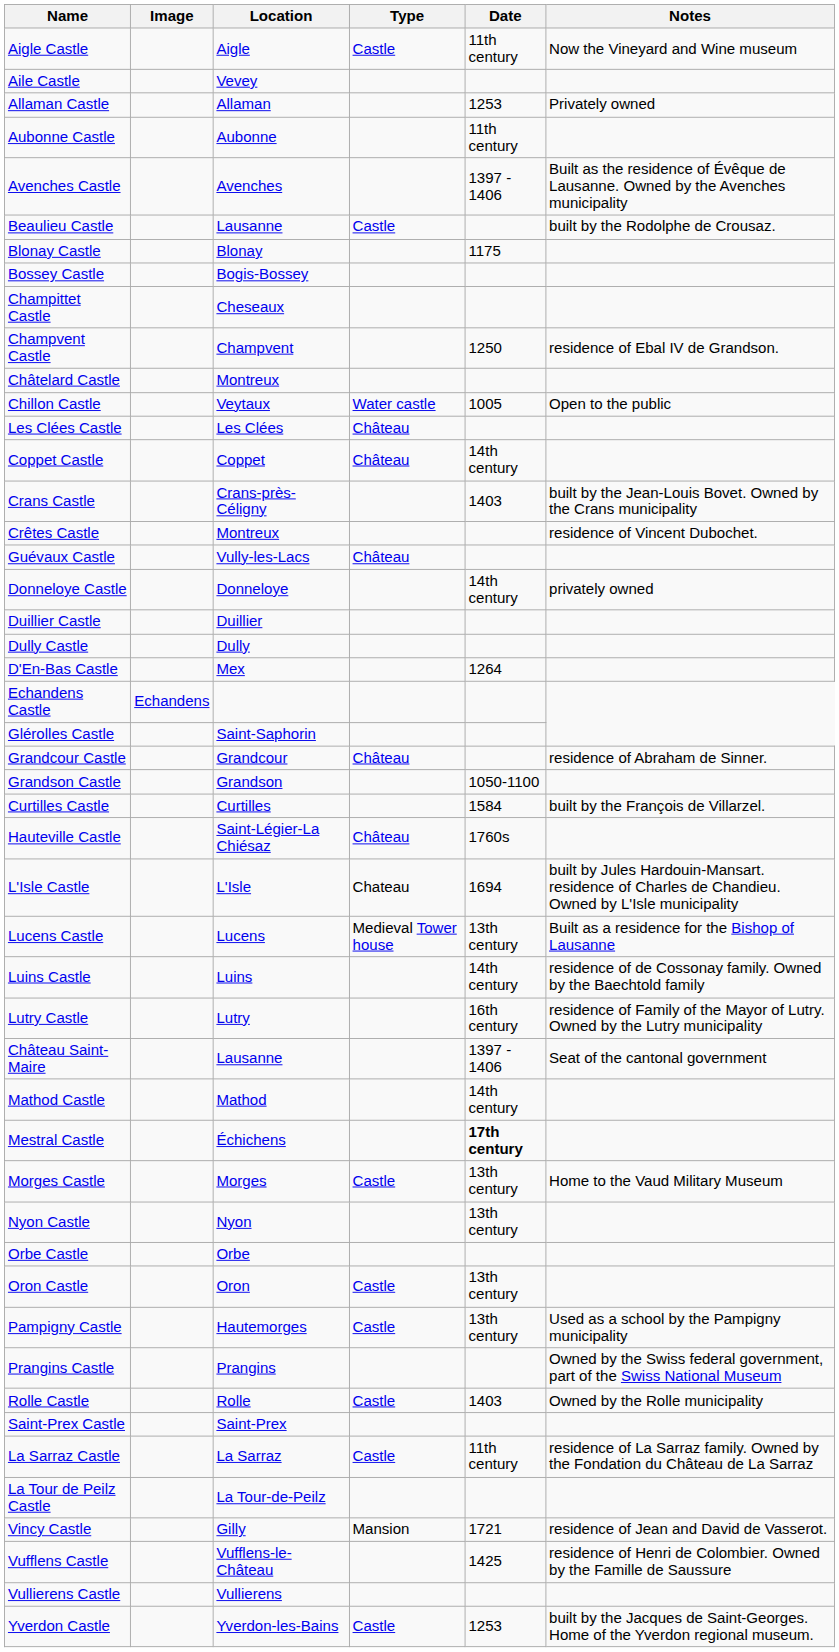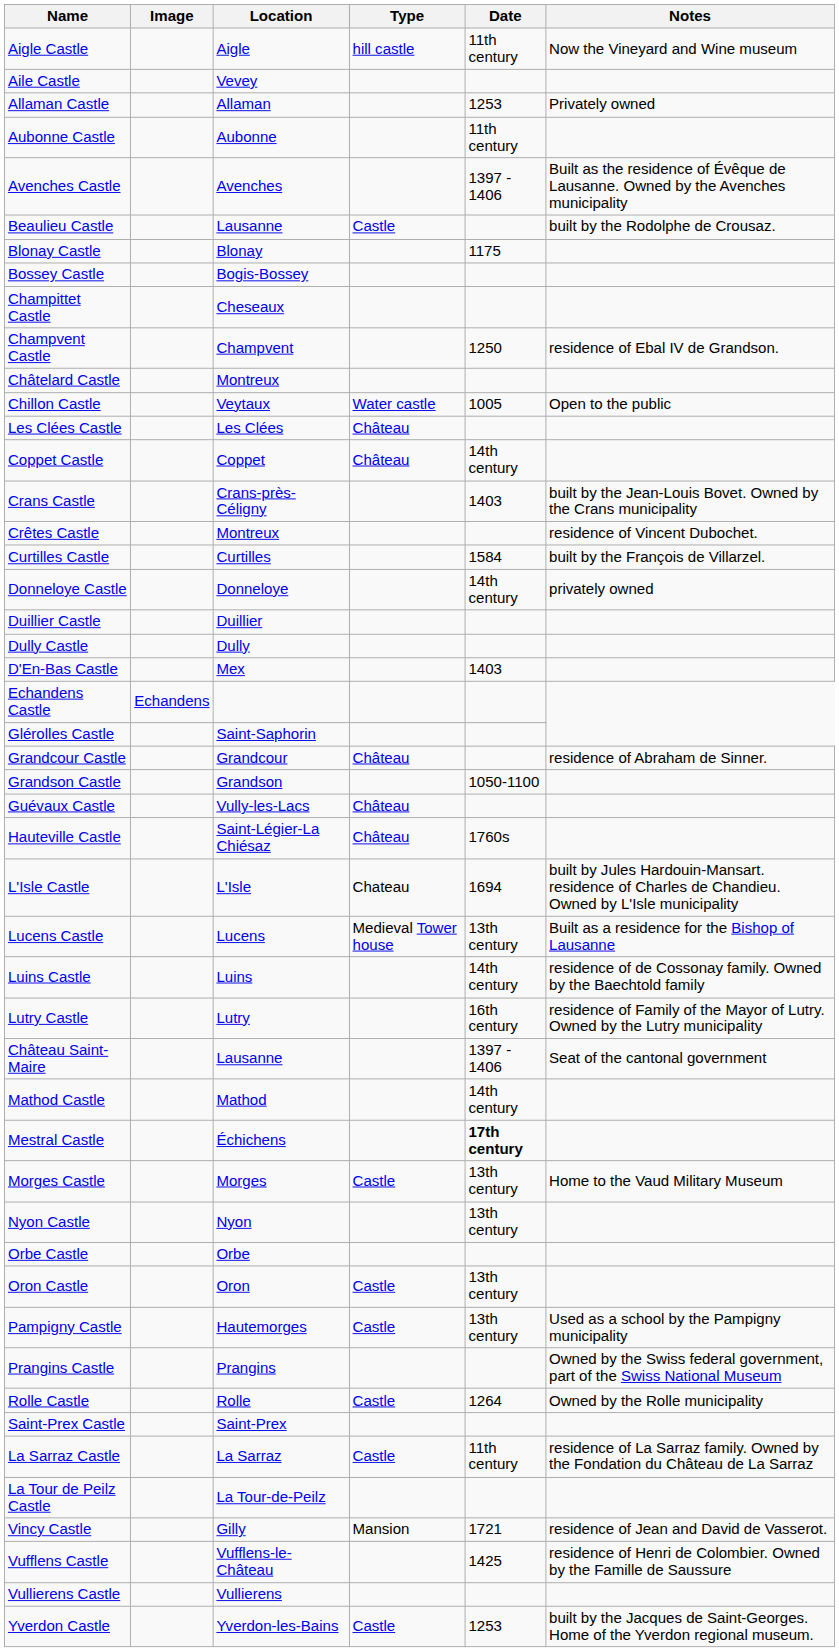(374, 48) Castle -> (383, 48) hill castle
rows swapped: (59, 805) <-> (61, 557)
(485, 669) 1264 -> (485, 669) 1403
(485, 1400) 1403 -> (485, 1400) 1264
